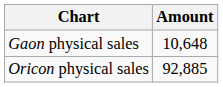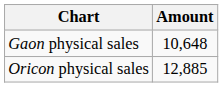(185, 69) 92,885 -> (185, 69) 12,885
